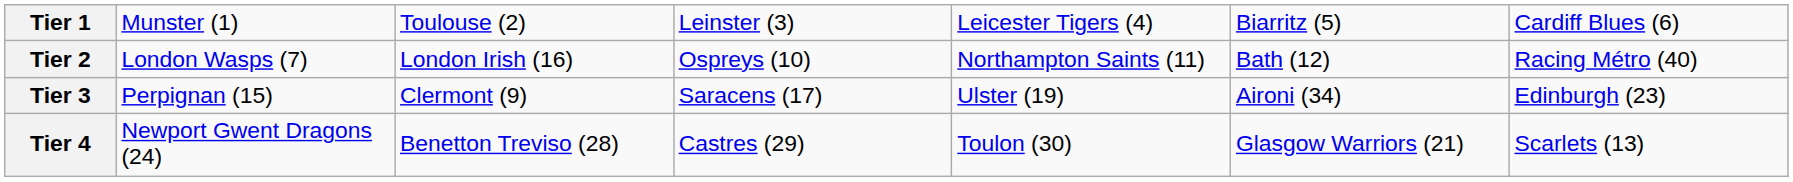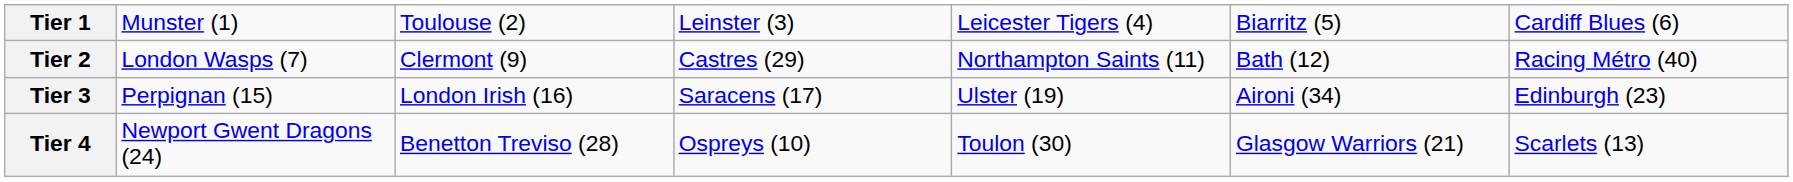(487, 58) London Irish (16) -> (464, 58) Clermont (9)
(745, 58) Ospreys (10) -> (742, 58) Castres (29)
(464, 95) Clermont (9) -> (487, 95) London Irish (16)
(742, 144) Castres (29) -> (745, 144) Ospreys (10)
